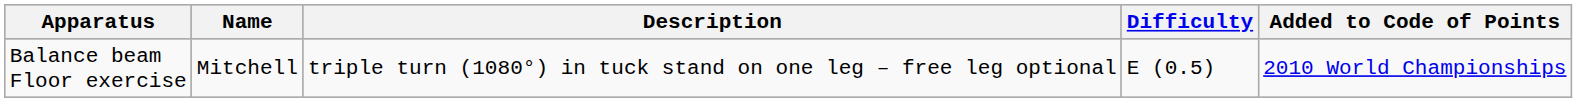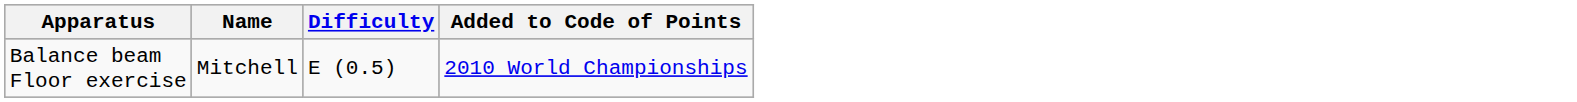- column: (712, 22)
